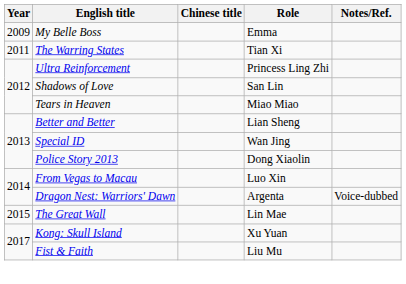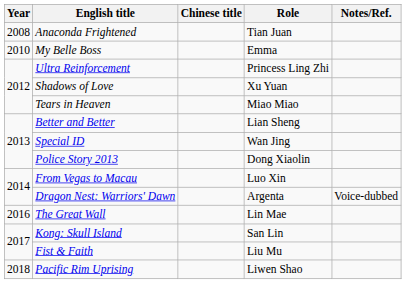+ row: (86, 31)
(19, 31) 2009 -> (19, 50) 2010
- row: (80, 50)
(265, 86) San Lin -> (267, 86) Xu Yuan
(19, 214) 2015 -> (19, 214) 2016
(267, 232) Xu Yuan -> (265, 232) San Lin
+ row: (84, 269)
